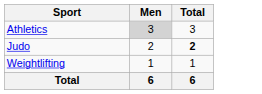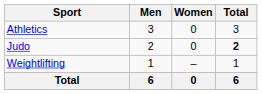+ column: (193, 13)
(151, 30) lightgrey background -> (151, 30) no background
